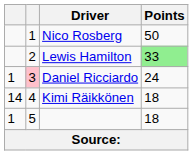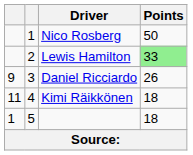(11, 77) 1 -> (11, 77) 9
(32, 77) pink background -> (31, 77) no background
(152, 77) 24 -> (151, 77) 26
(15, 98) 14 -> (14, 98) 11
